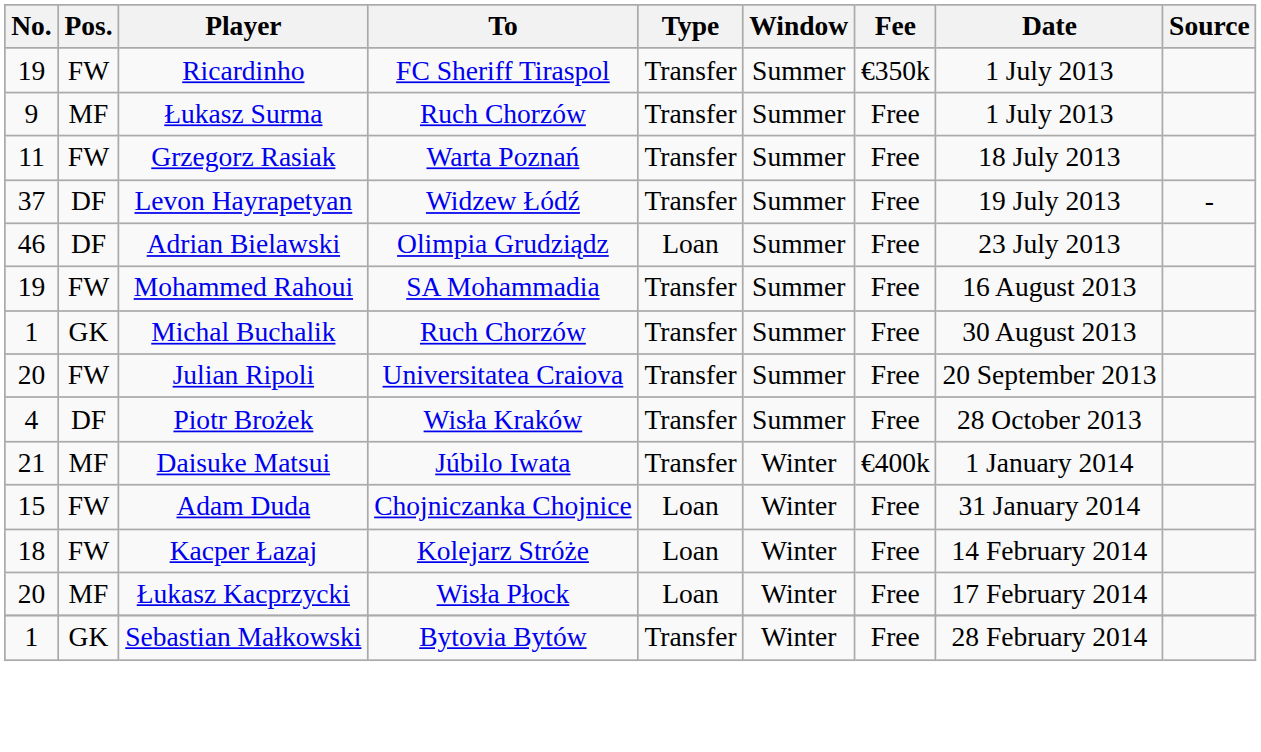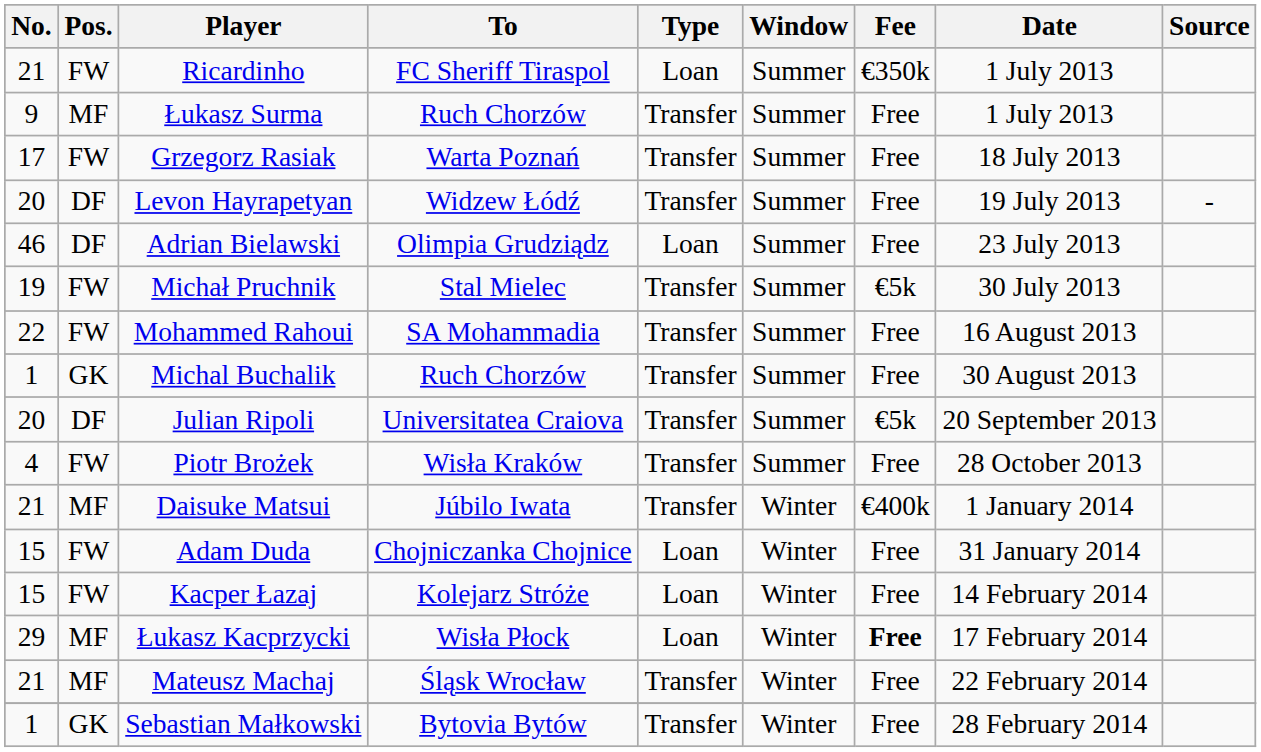(31, 69) 19 -> (31, 69) 21
(690, 69) Transfer -> (690, 69) Loan
(31, 157) 11 -> (31, 157) 17
(31, 200) 37 -> (31, 200) 20
+ row: (243, 288)
(31, 288) 19 -> (31, 331) 22
(88, 375) FW -> (88, 419) DF
(895, 375) Free -> (895, 419) €5k
(88, 419) DF -> (88, 462) FW
(31, 550) 18 -> (31, 593) 15
(31, 593) 20 -> (31, 637) 29
(895, 593) normal -> (895, 637) bold
+ row: (243, 680)
